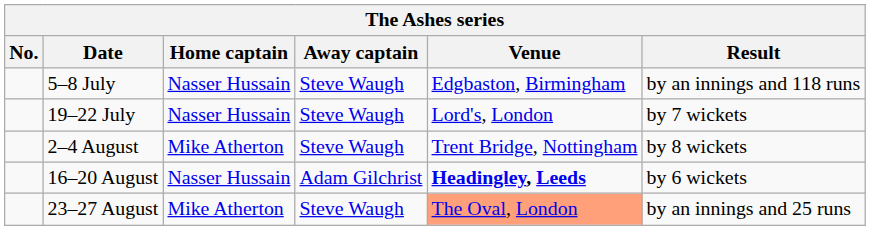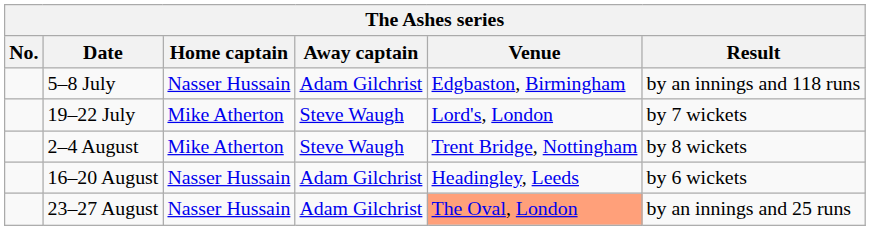(352, 83) Steve Waugh -> (361, 83) Adam Gilchrist
(229, 114) Nasser Hussain -> (226, 114) Mike Atherton
(509, 177) bold -> (505, 177) normal
(226, 209) Mike Atherton -> (229, 209) Nasser Hussain
(352, 209) Steve Waugh -> (361, 209) Adam Gilchrist
